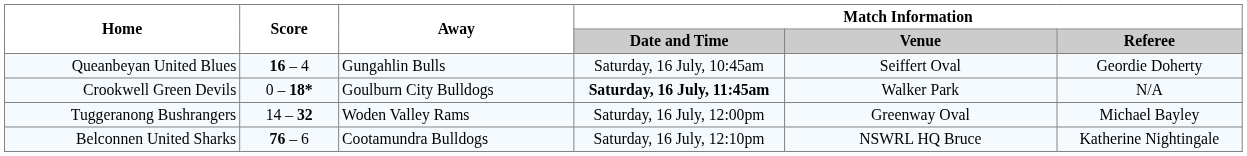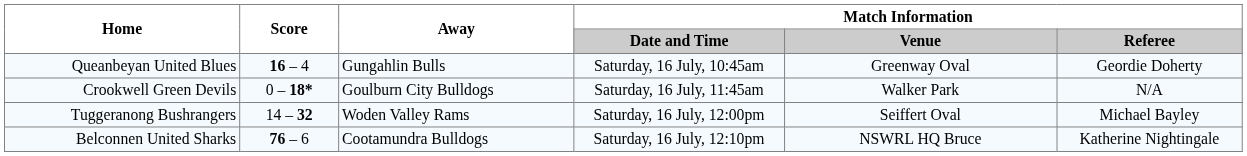(920, 65) Seiffert Oval -> (920, 65) Greenway Oval
(679, 90) bold -> (679, 90) normal
(920, 114) Greenway Oval -> (920, 114) Seiffert Oval
